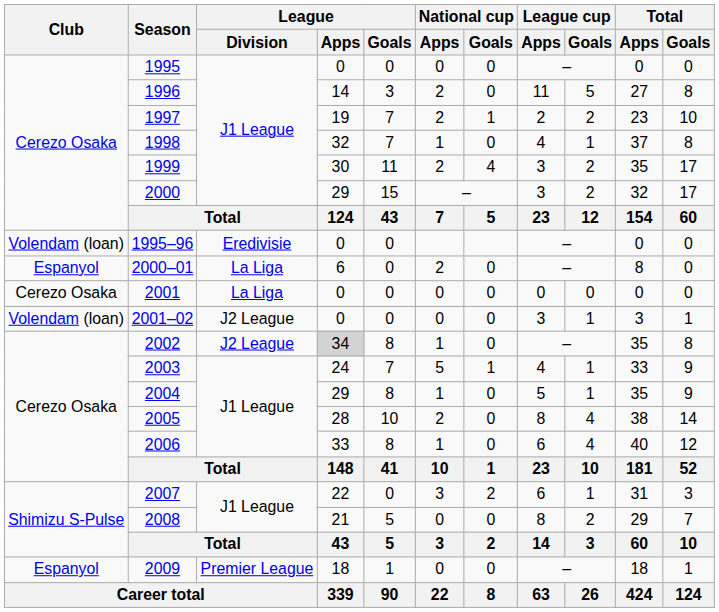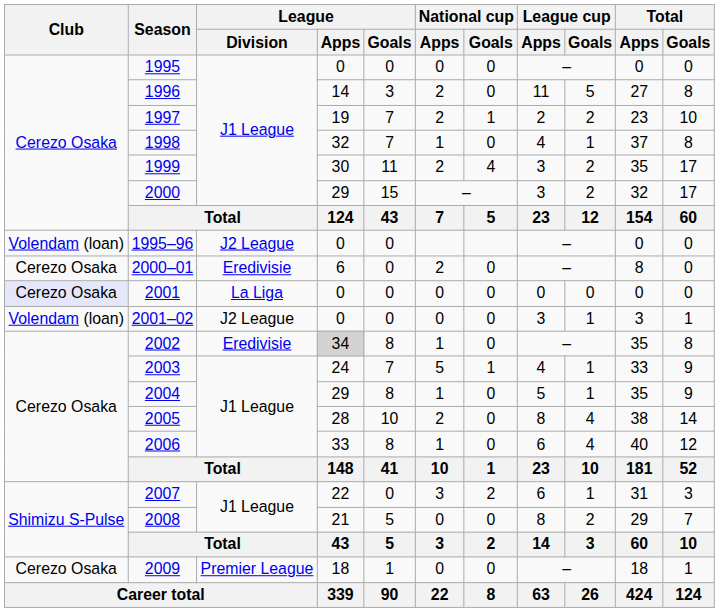(257, 243) Eredivisie -> (257, 243) J2 League
(66, 268) Espanyol -> (66, 268) Cerezo Osaka
(257, 268) La Liga -> (257, 268) Eredivisie
(66, 293) no background -> (66, 293) lavender background
(257, 343) J2 League -> (257, 343) Eredivisie
(66, 569) Espanyol -> (66, 569) Cerezo Osaka
